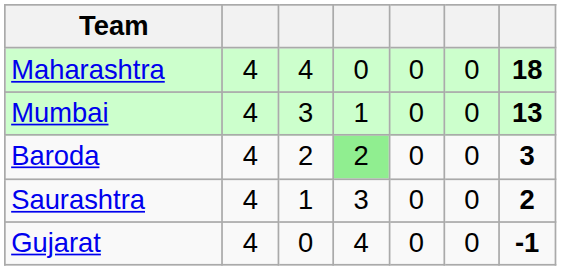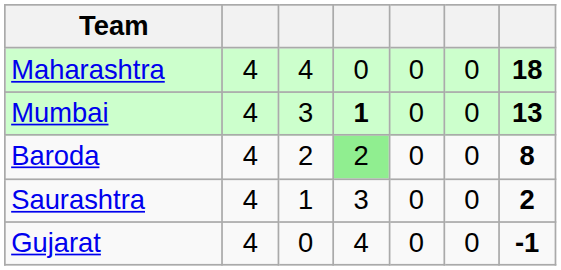(361, 112) normal -> (361, 112) bold
(527, 156) 3 -> (527, 156) 8
